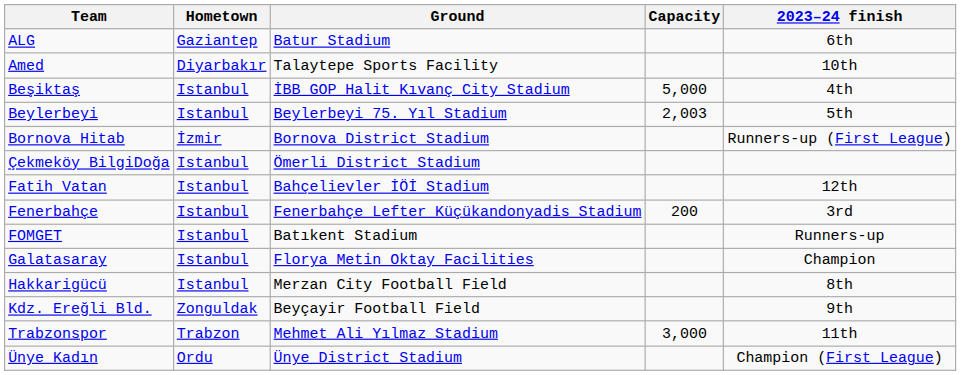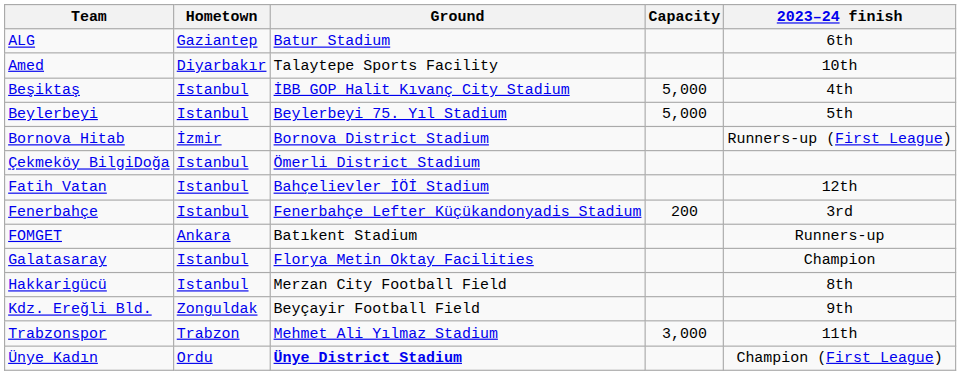(684, 114) 2,003 -> (684, 114) 5,000
(213, 236) Istanbul -> (204, 236) Ankara
(368, 358) normal -> (368, 358) bold
